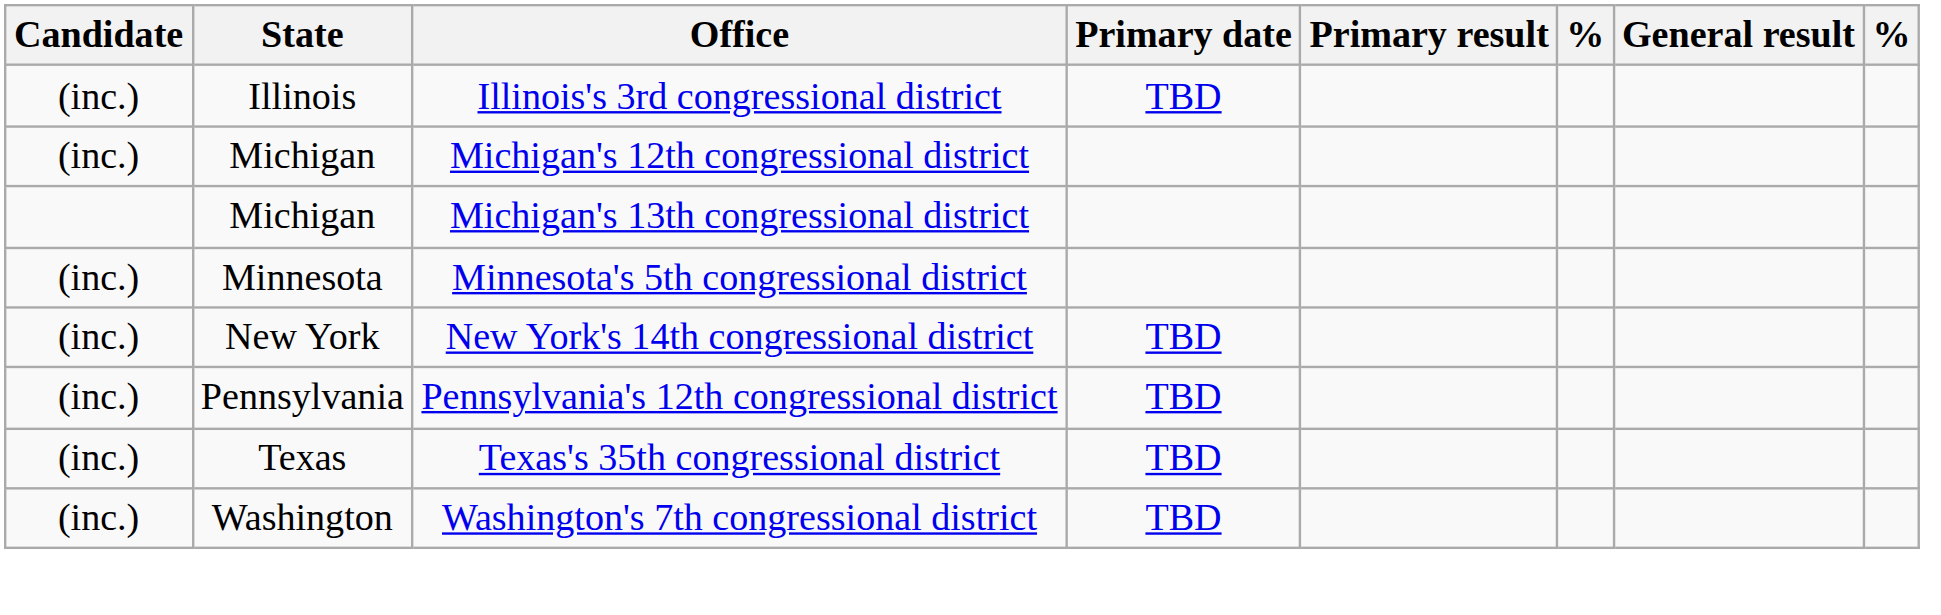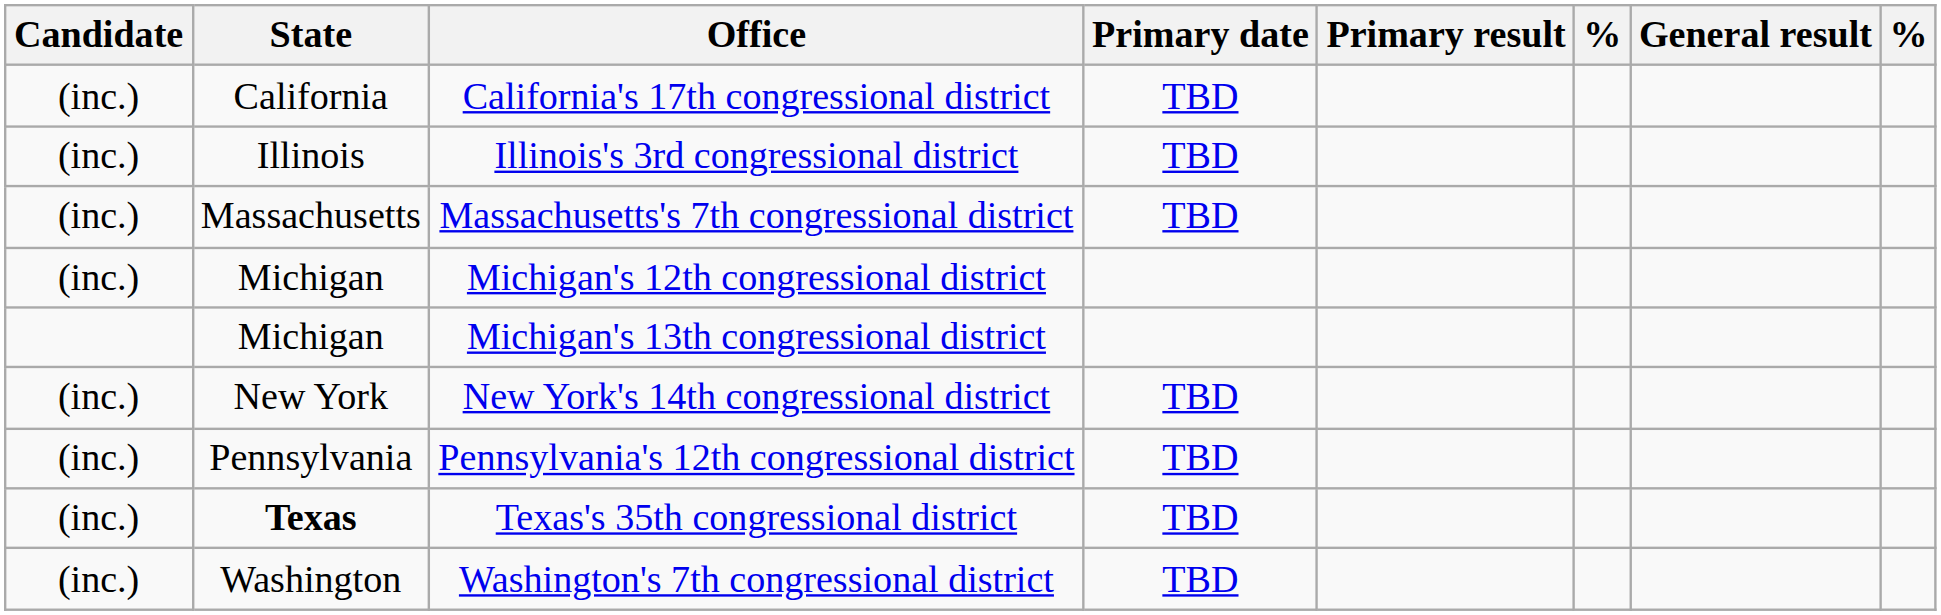+ row: (756, 95)
+ row: (756, 215)
- row: (740, 276)
(302, 457) normal -> (311, 517) bold
